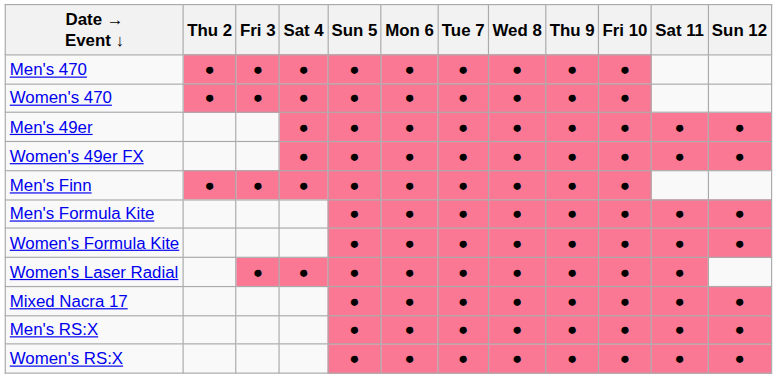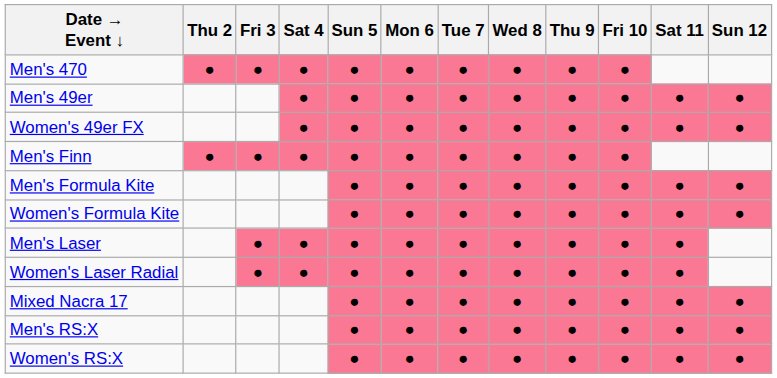- row: (61, 98)
+ row: (55, 243)
